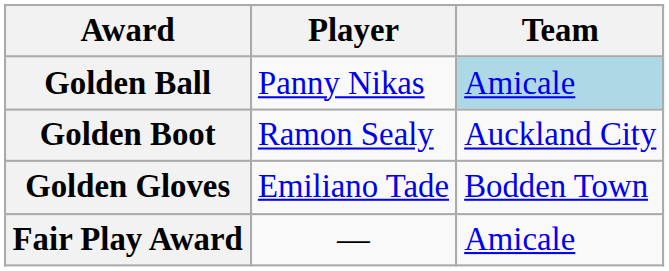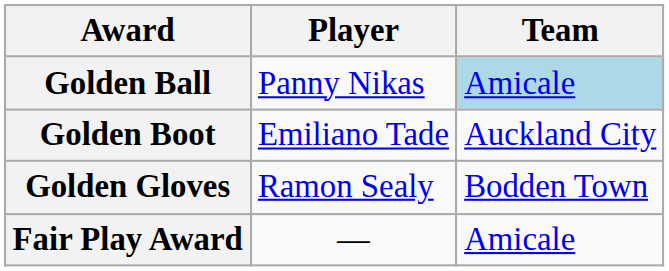(346, 134) Ramon Sealy -> (353, 134) Emiliano Tade
(353, 186) Emiliano Tade -> (346, 186) Ramon Sealy
